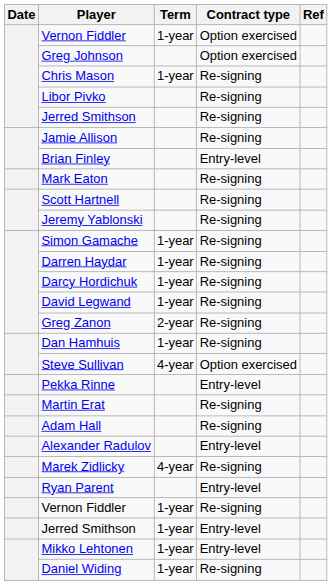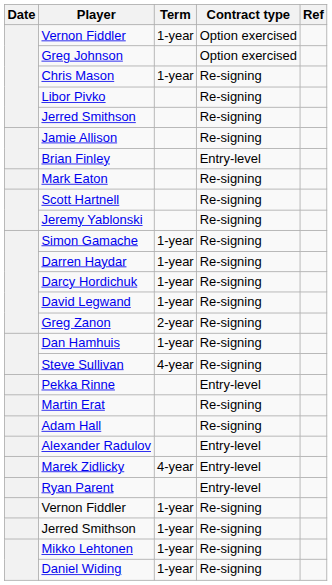(248, 364) Option exercised -> (231, 364) Re-signing
(231, 466) Re-signing -> (230, 466) Entry-level
(230, 528) Entry-level -> (231, 528) Re-signing
(230, 549) Entry-level -> (231, 549) Re-signing
